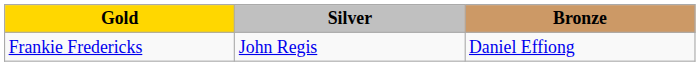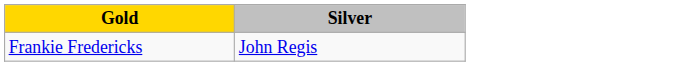- column: (580, 18)
